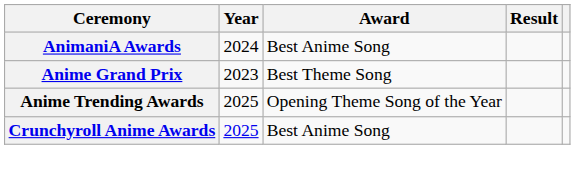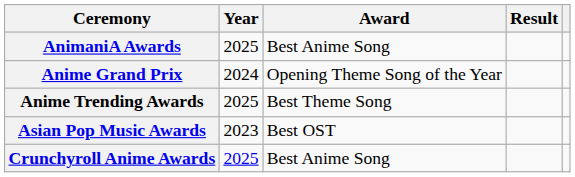(241, 46) 2024 -> (241, 46) 2025
(241, 74) 2023 -> (241, 74) 2024
(329, 74) Best Theme Song -> (384, 74) Opening Theme Song of the Year
(384, 102) Opening Theme Song of the Year -> (329, 102) Best Theme Song
+ row: (112, 130)
